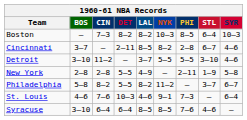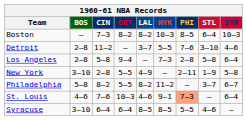- row: (29, 48)
(81, 60) 3–10 -> (81, 48) 2–8
(187, 60) 5–5 -> (187, 48) 7–6
+ row: (31, 60)
(81, 73) 2–8 -> (81, 73) 3–10
(187, 97) no background -> (187, 97) lightsalmon background
(187, 110) 7–6 -> (187, 110) 5–5
